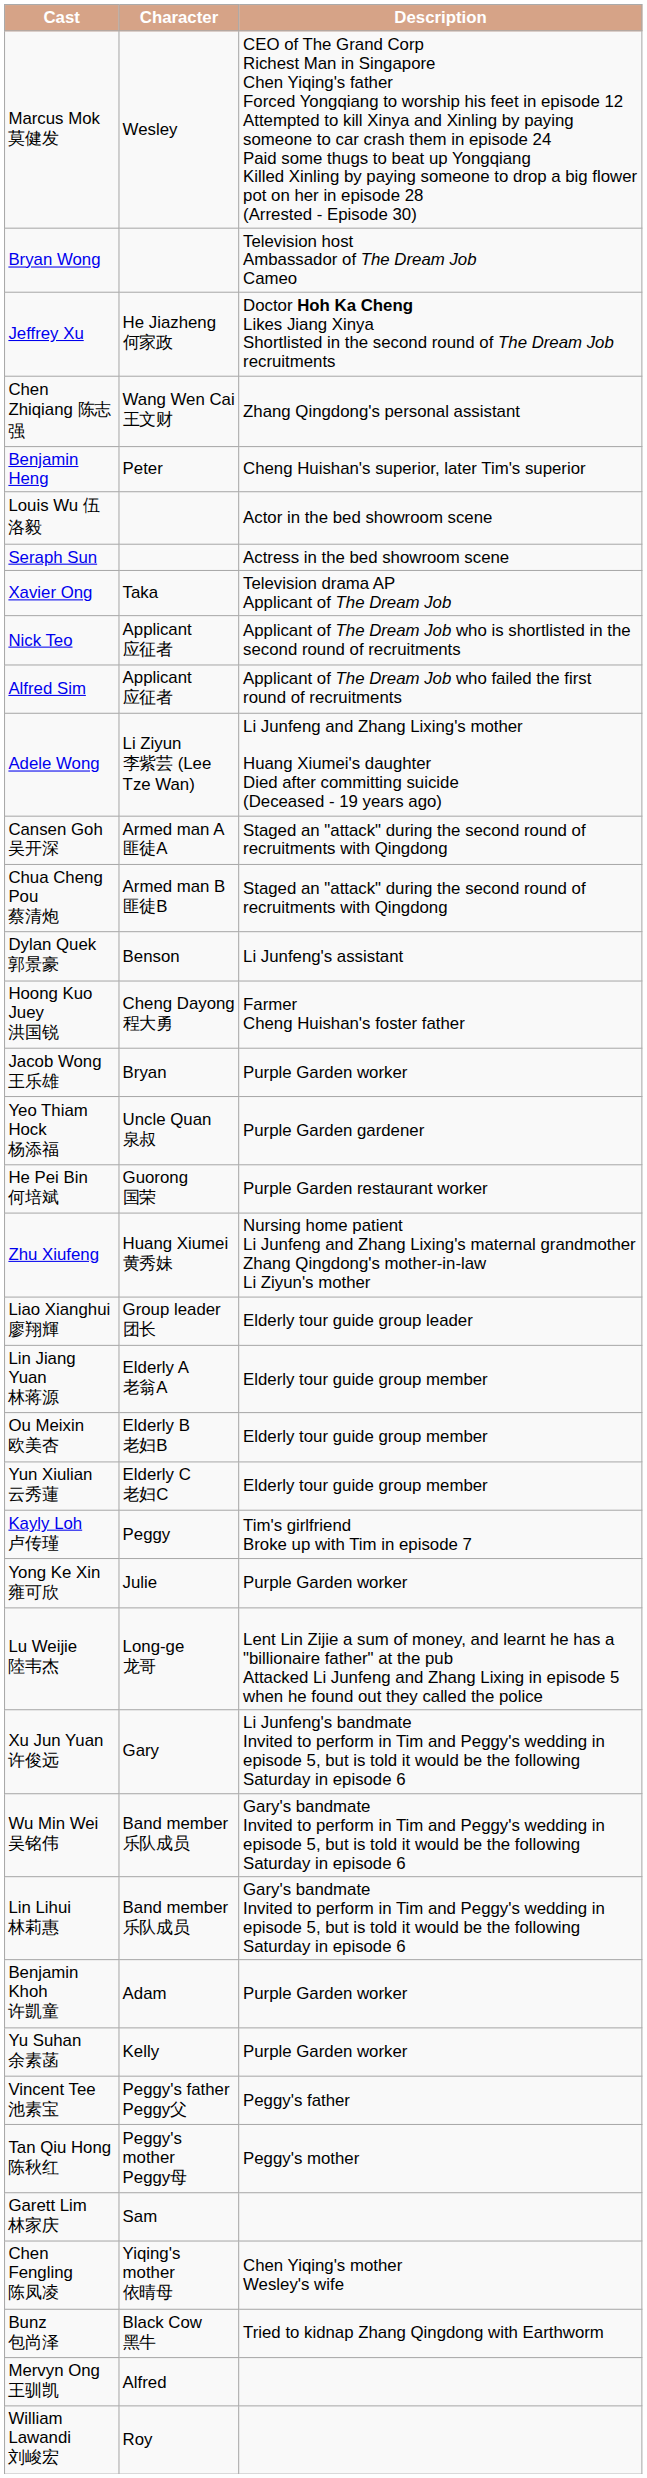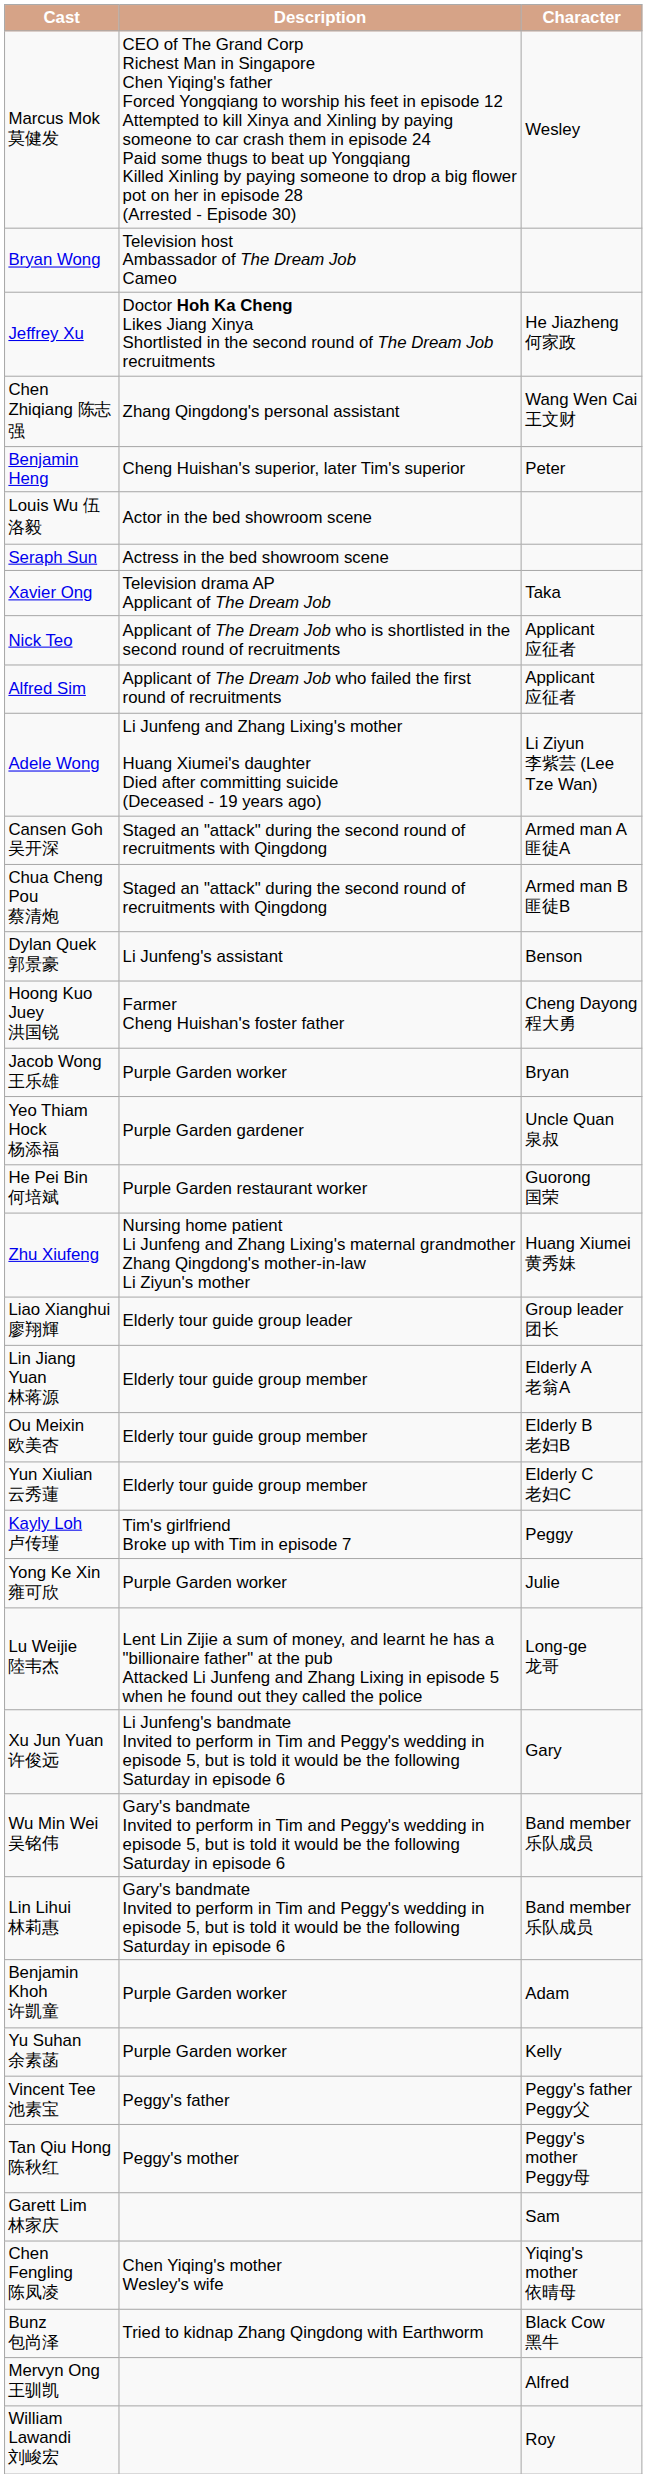columns swapped: (179, 17) <-> (441, 17)
